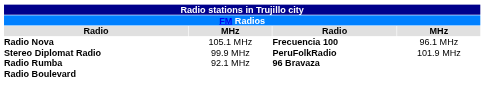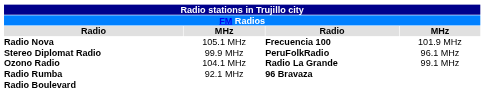(439, 42) 96.1 MHz -> (440, 42) 101.9 MHz
(439, 53) 101.9 MHz -> (440, 53) 96.1 MHz
+ row: (32, 64)
